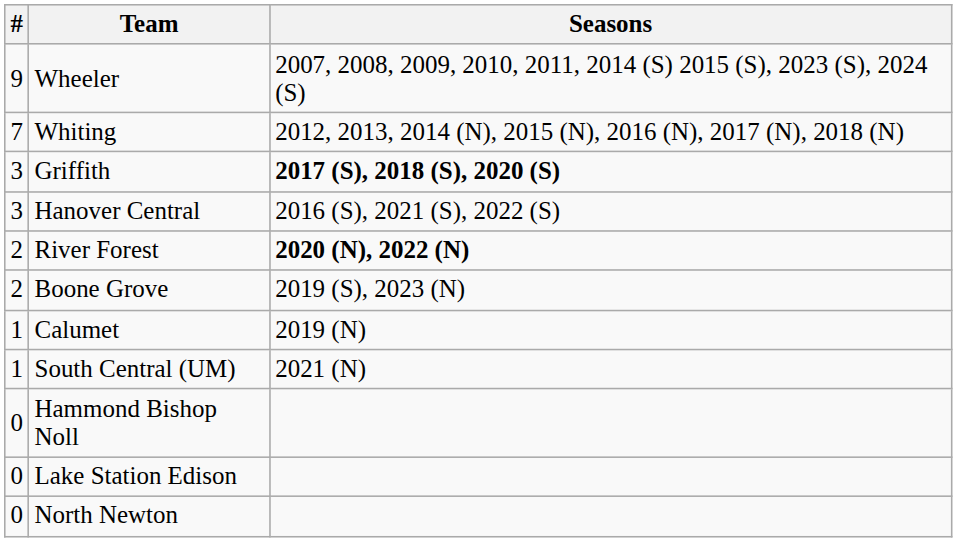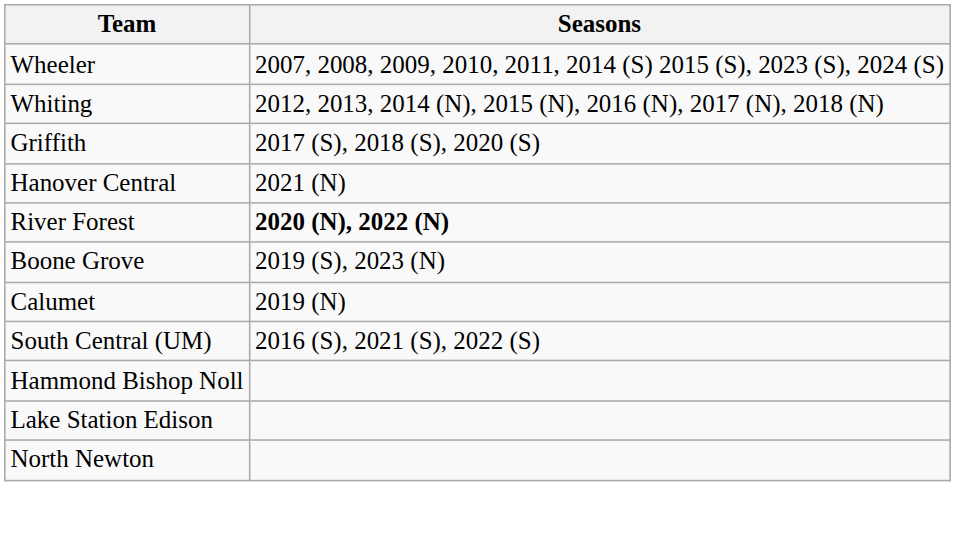- column: (17, 24)
(418, 171) bold -> (397, 143) normal
(418, 210) 2016 (S), 2021 (S), 2022 (S) -> (300, 182) 2021 (N)
(321, 369) 2021 (N) -> (397, 340) 2016 (S), 2021 (S), 2022 (S)
